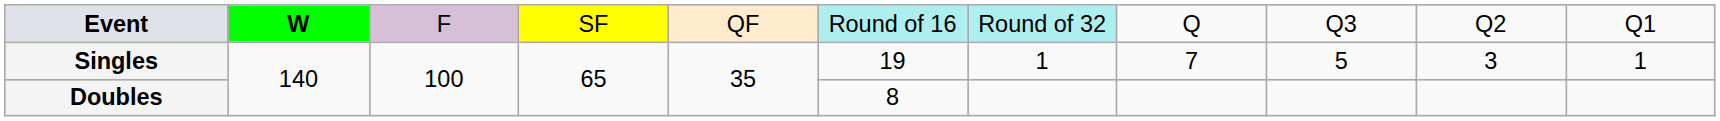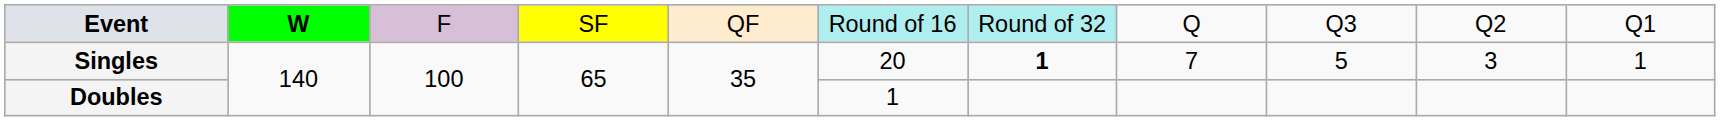(893, 61) 19 -> (893, 61) 20
(1042, 61) normal -> (1042, 61) bold
(893, 98) 8 -> (893, 98) 1
